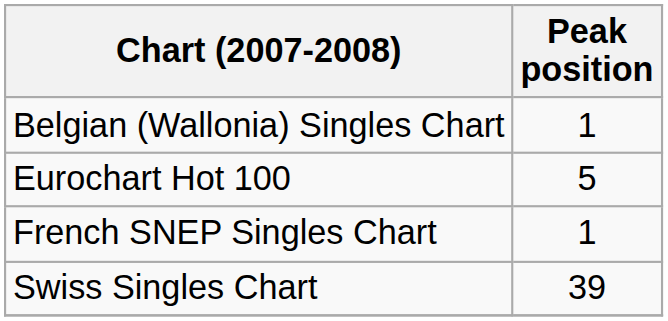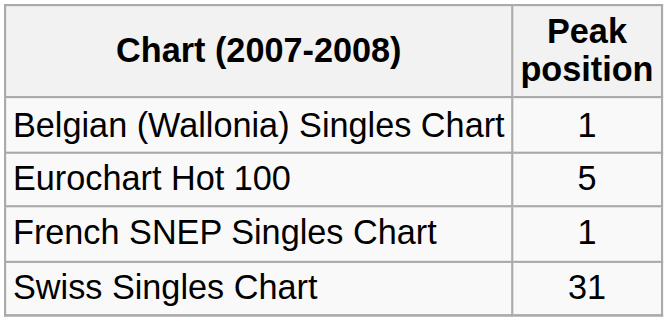(587, 287) 39 -> (587, 287) 31
